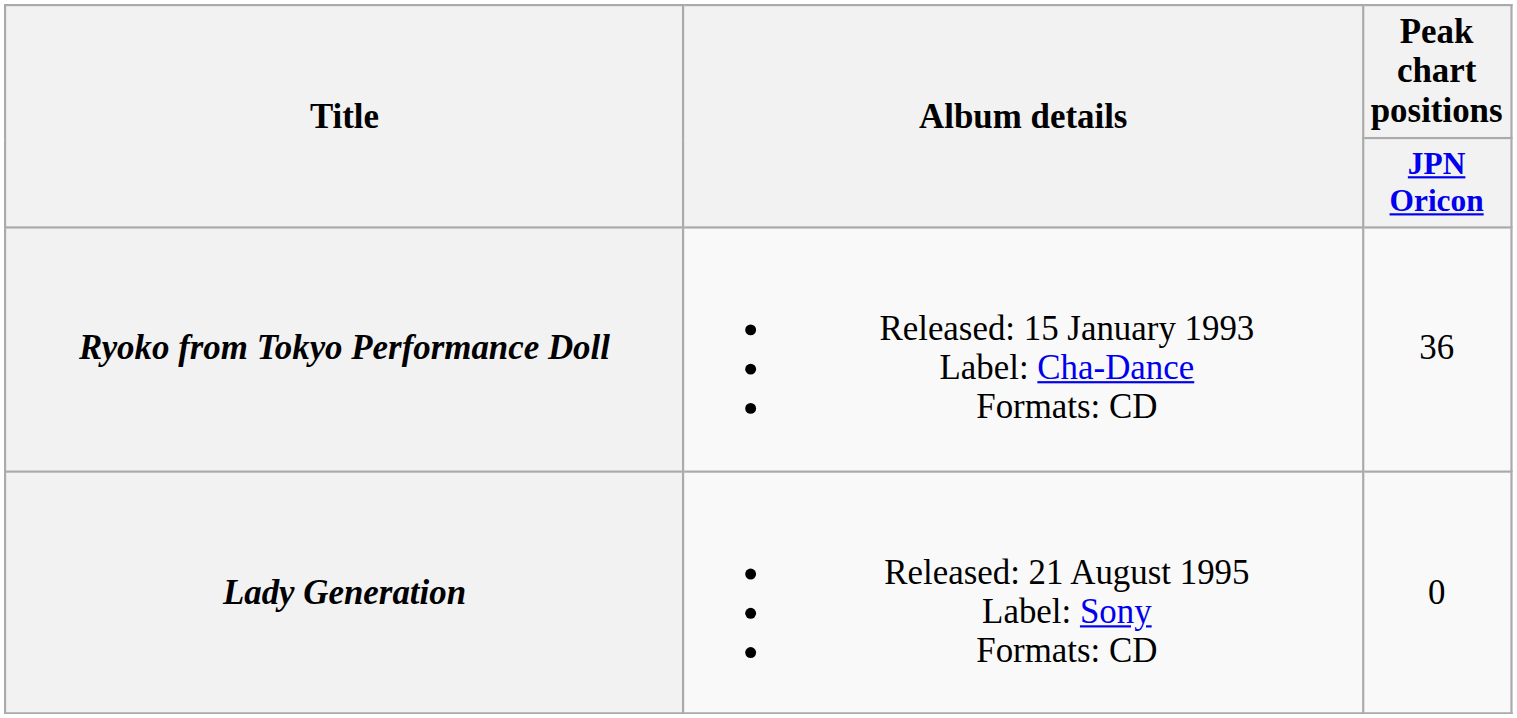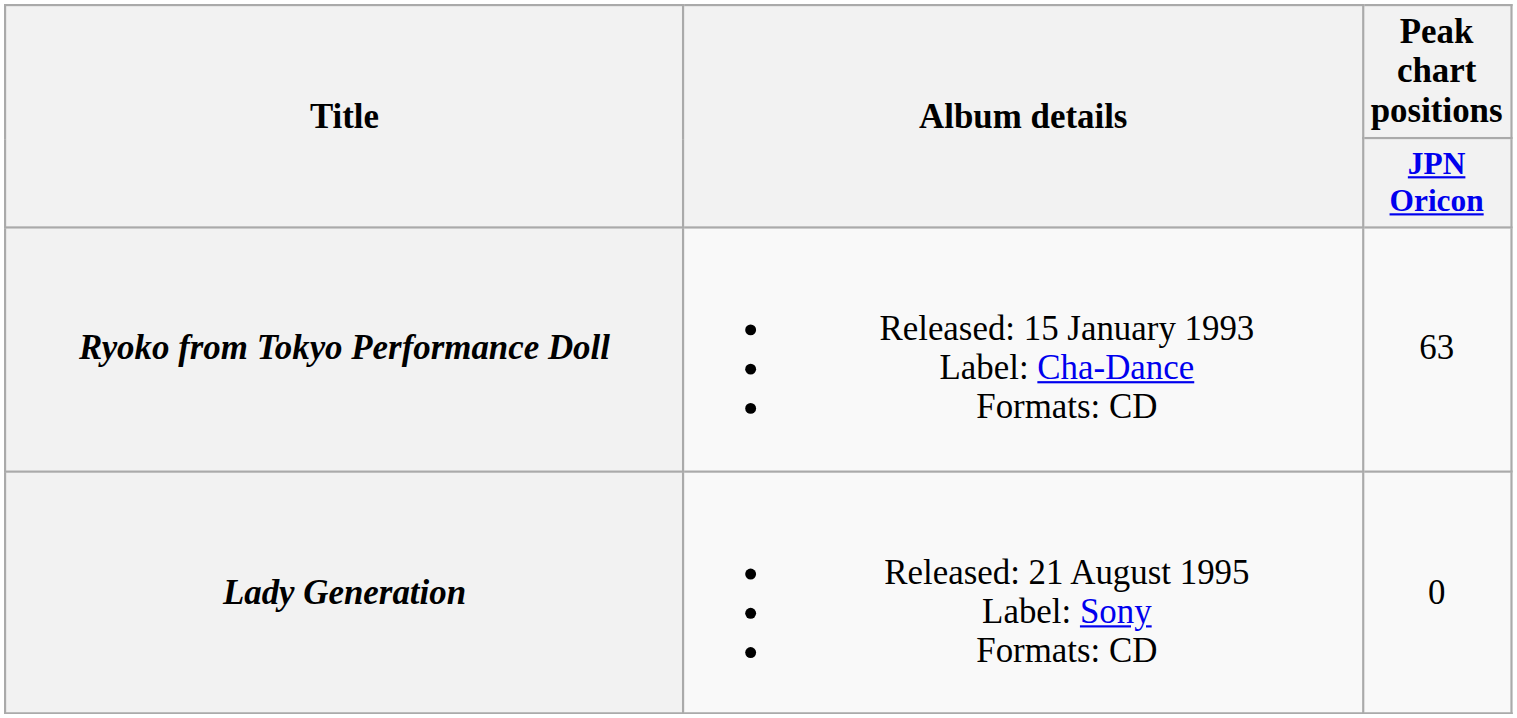(1437, 348) 36 -> (1437, 348) 63
